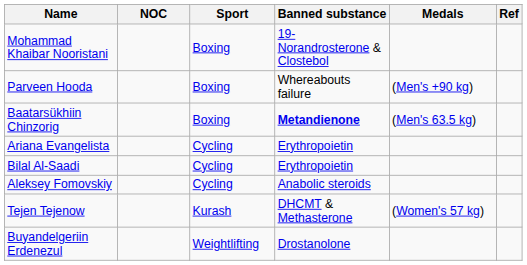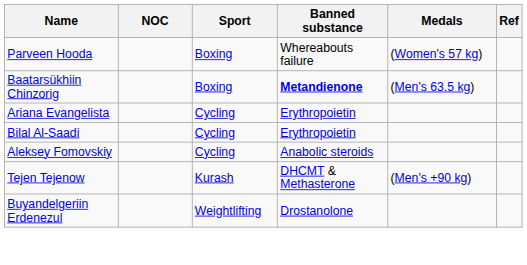- row: (58, 47)
(433, 87) (Men's +90 kg) -> (436, 54) (Women's 57 kg)
(438, 211) (Women's 57 kg) -> (431, 178) (Men's +90 kg)
